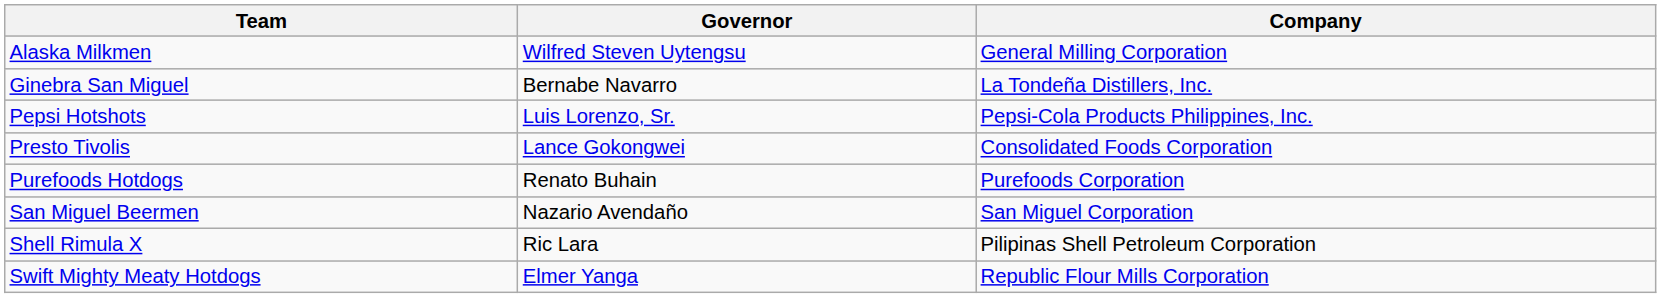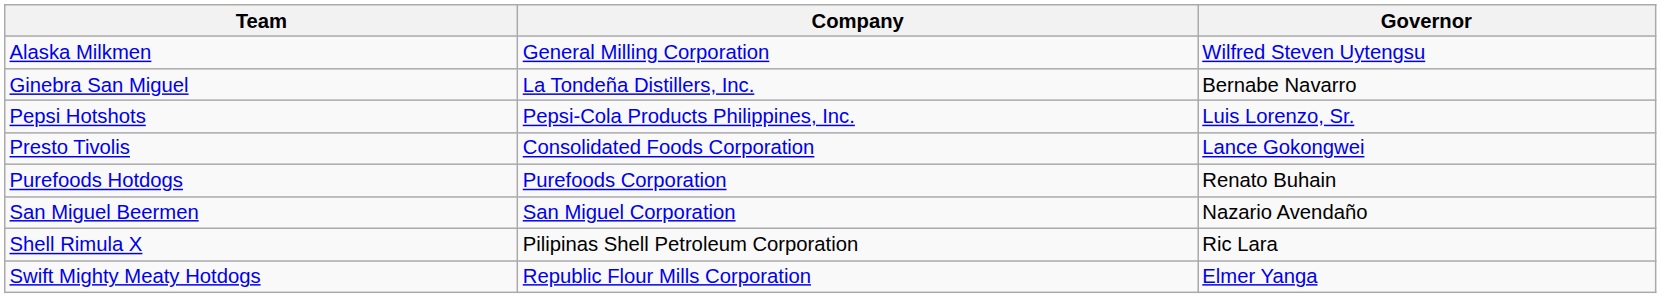columns swapped: (1316, 20) <-> (747, 20)
